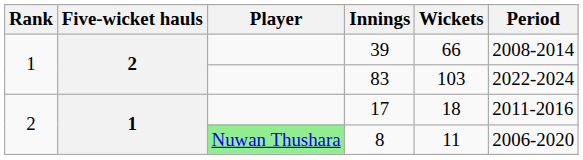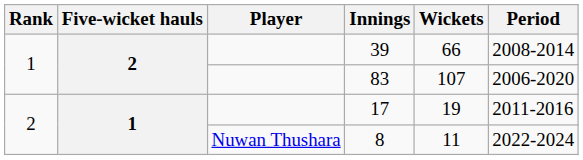(451, 79) 103 -> (451, 79) 107
(533, 79) 2022-2024 -> (533, 79) 2006-2020
(451, 109) 18 -> (451, 109) 19
(276, 139) lightgreen background -> (276, 139) no background
(533, 139) 2006-2020 -> (533, 139) 2022-2024
